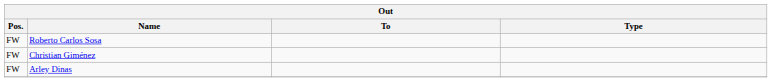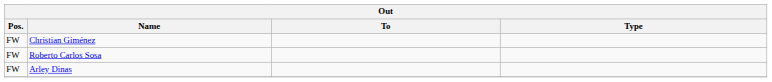rows swapped: (62, 55) <-> (65, 41)
